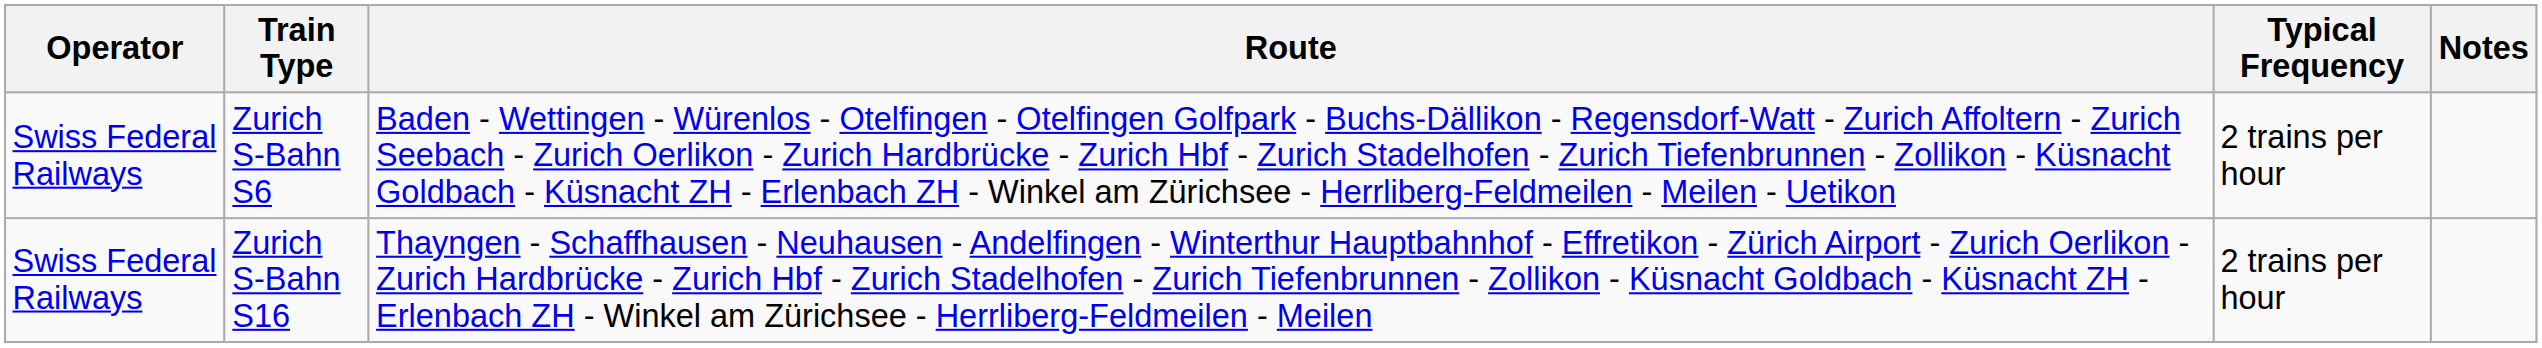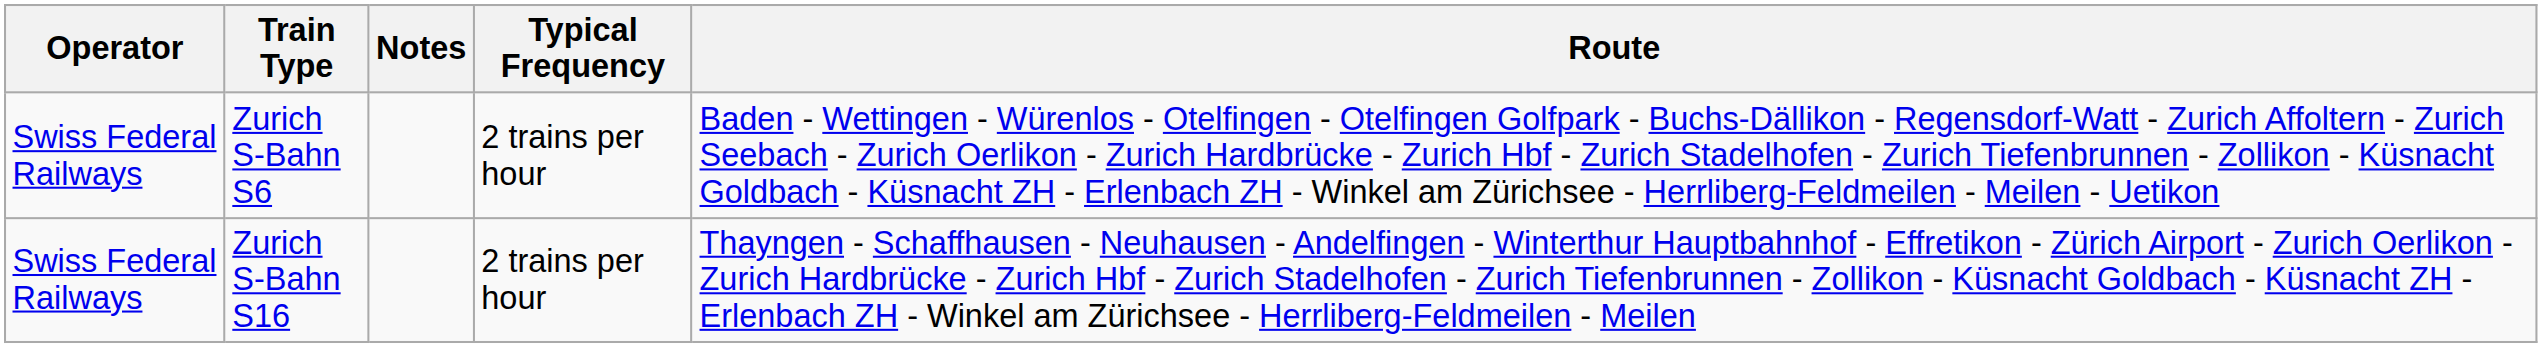columns swapped: (1291, 48) <-> (2484, 48)
